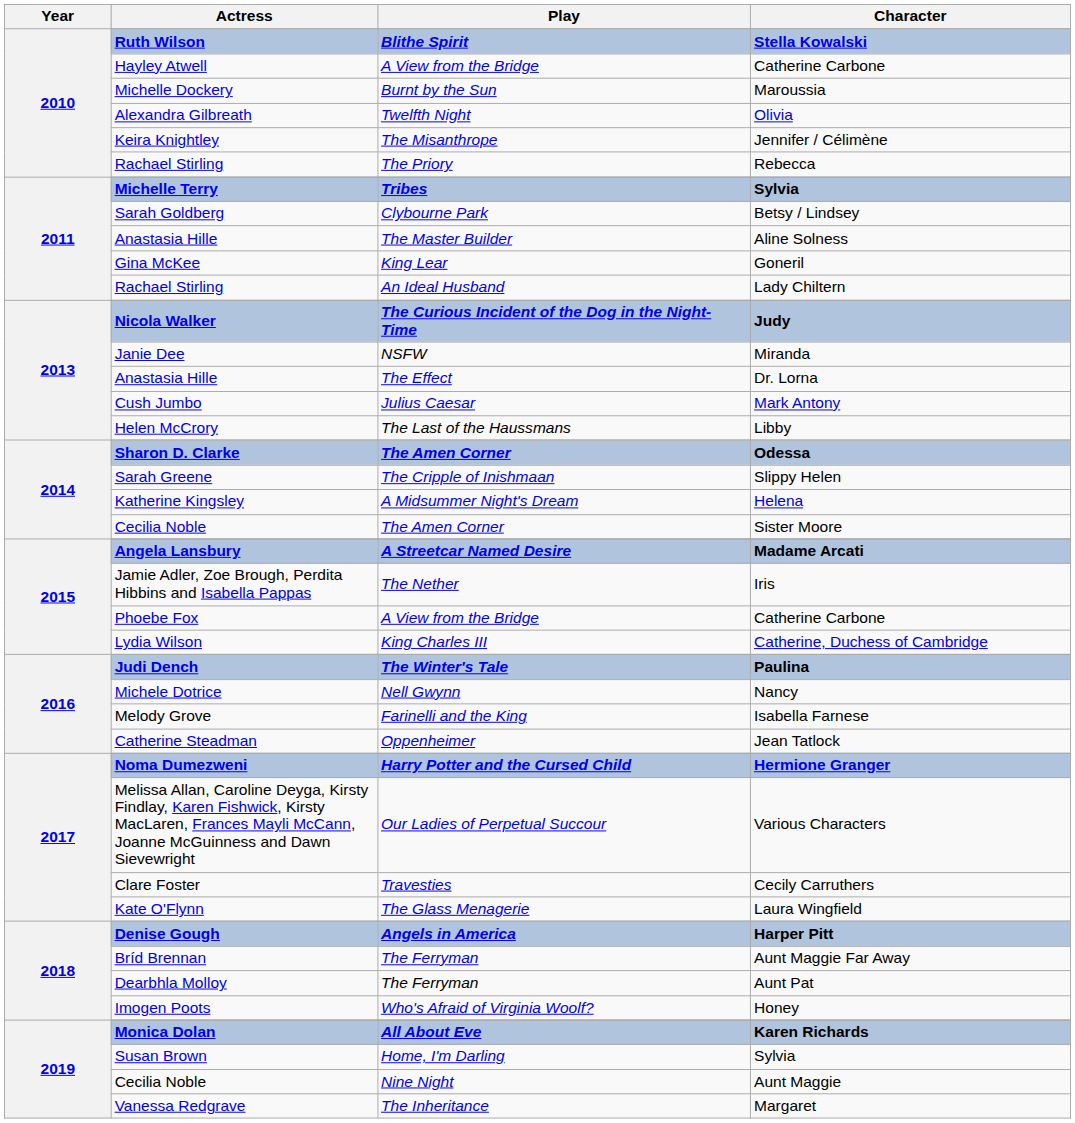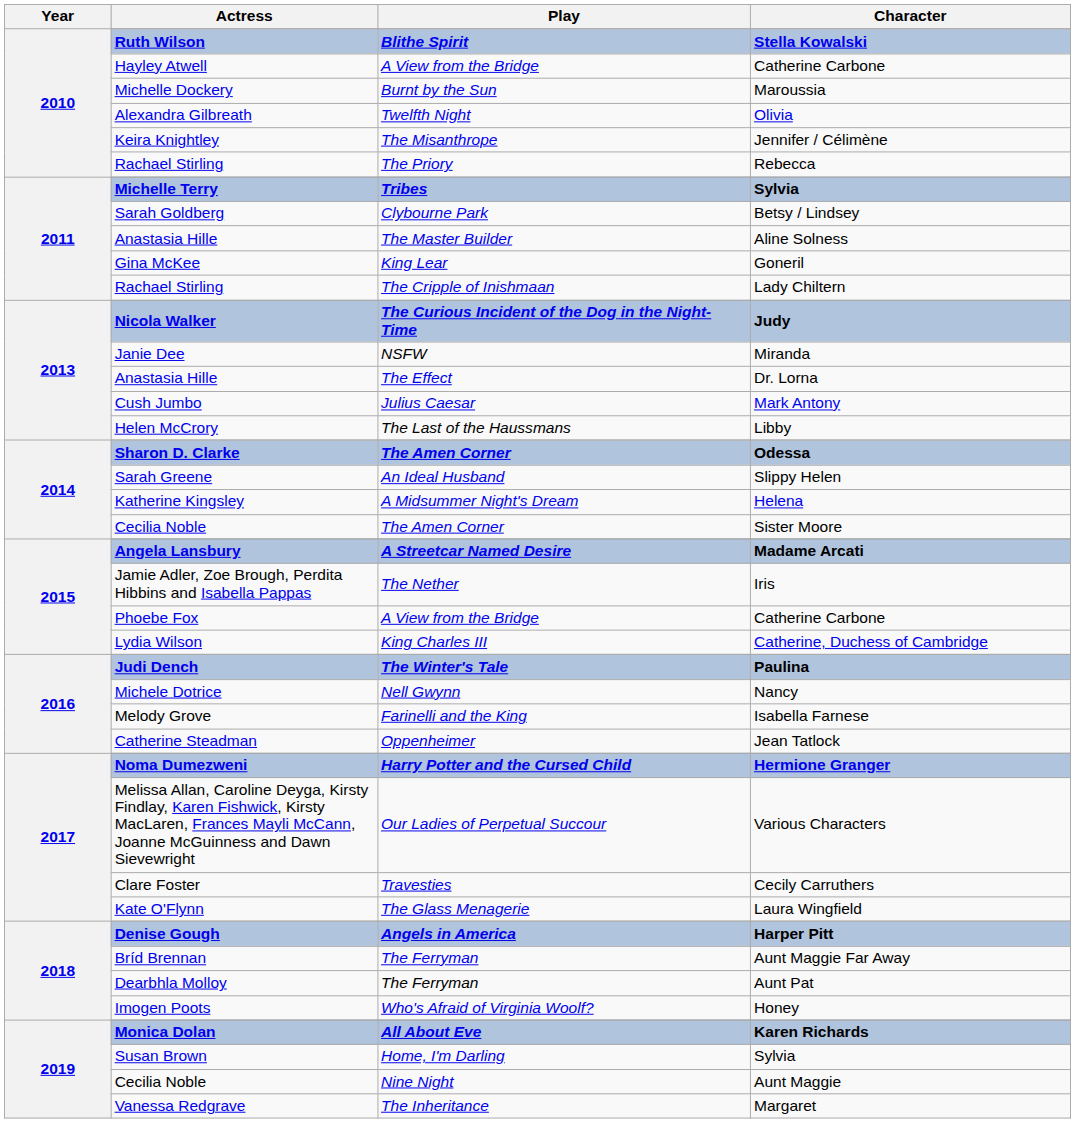(443, 287) An Ideal Husband -> (468, 287) The Cripple of Inishmaan
(468, 477) The Cripple of Inishmaan -> (443, 477) An Ideal Husband
